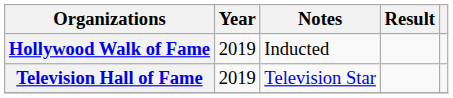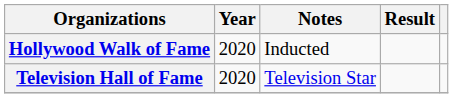(237, 48) 2019 -> (237, 48) 2020
(237, 78) 2019 -> (237, 78) 2020
